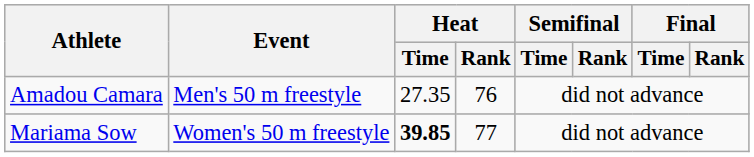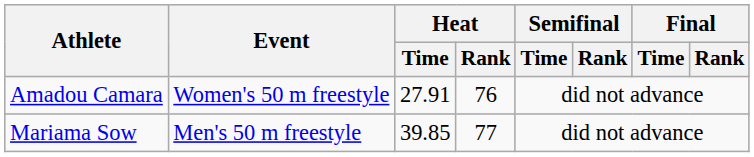(267, 95) Men's 50 m freestyle -> (281, 95) Women's 50 m freestyle
(425, 95) 27.35 -> (425, 95) 27.91
(281, 132) Women's 50 m freestyle -> (267, 132) Men's 50 m freestyle
(425, 132) bold -> (425, 132) normal
